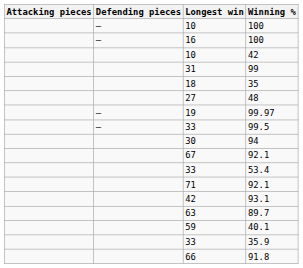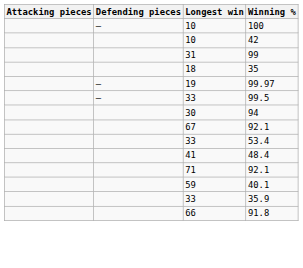- row: (191, 40)
- row: (191, 98)
+ row: (191, 156)
- row: (191, 199)
- row: (191, 213)
